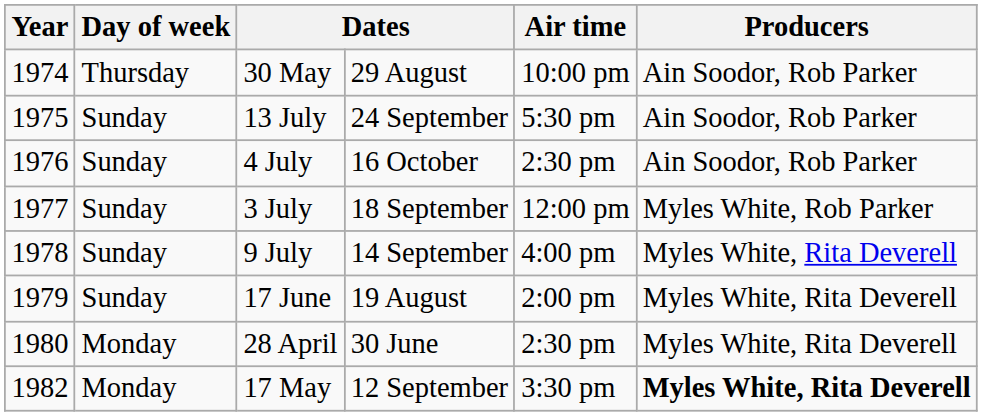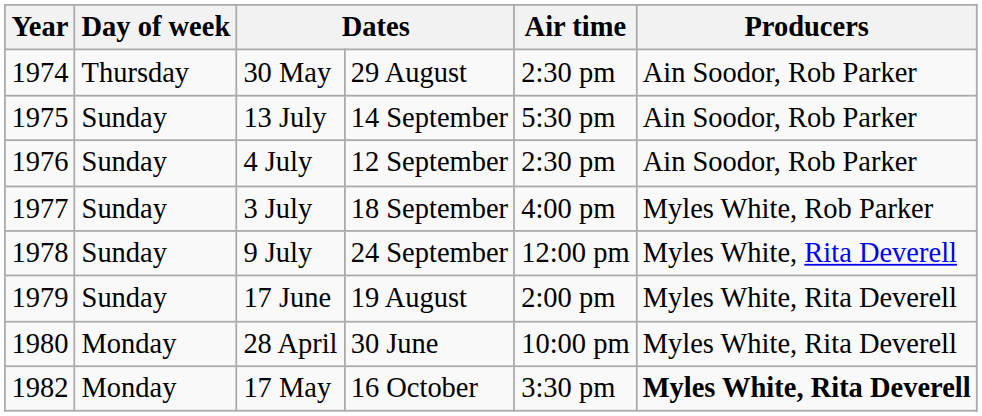(575, 72) 10:00 pm -> (568, 72) 2:30 pm
(429, 117) 24 September -> (429, 117) 14 September
(414, 162) 16 October -> (429, 162) 12 September
(575, 207) 12:00 pm -> (568, 207) 4:00 pm
(429, 252) 14 September -> (429, 252) 24 September
(568, 252) 4:00 pm -> (575, 252) 12:00 pm
(568, 343) 2:30 pm -> (575, 343) 10:00 pm
(429, 388) 12 September -> (414, 388) 16 October
